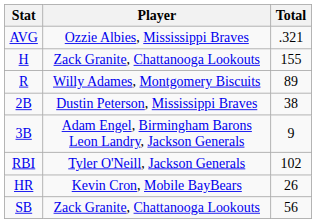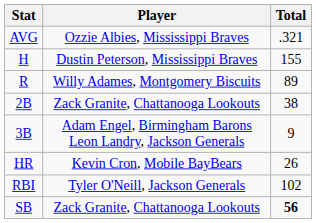(157, 59) Zack Granite, Chattanooga Lookouts -> (157, 59) Dustin Peterson, Mississippi Braves
(157, 103) Dustin Peterson, Mississippi Braves -> (157, 103) Zack Granite, Chattanooga Lookouts
rows swapped: (24, 185) <-> (24, 163)
(291, 207) normal -> (291, 207) bold
